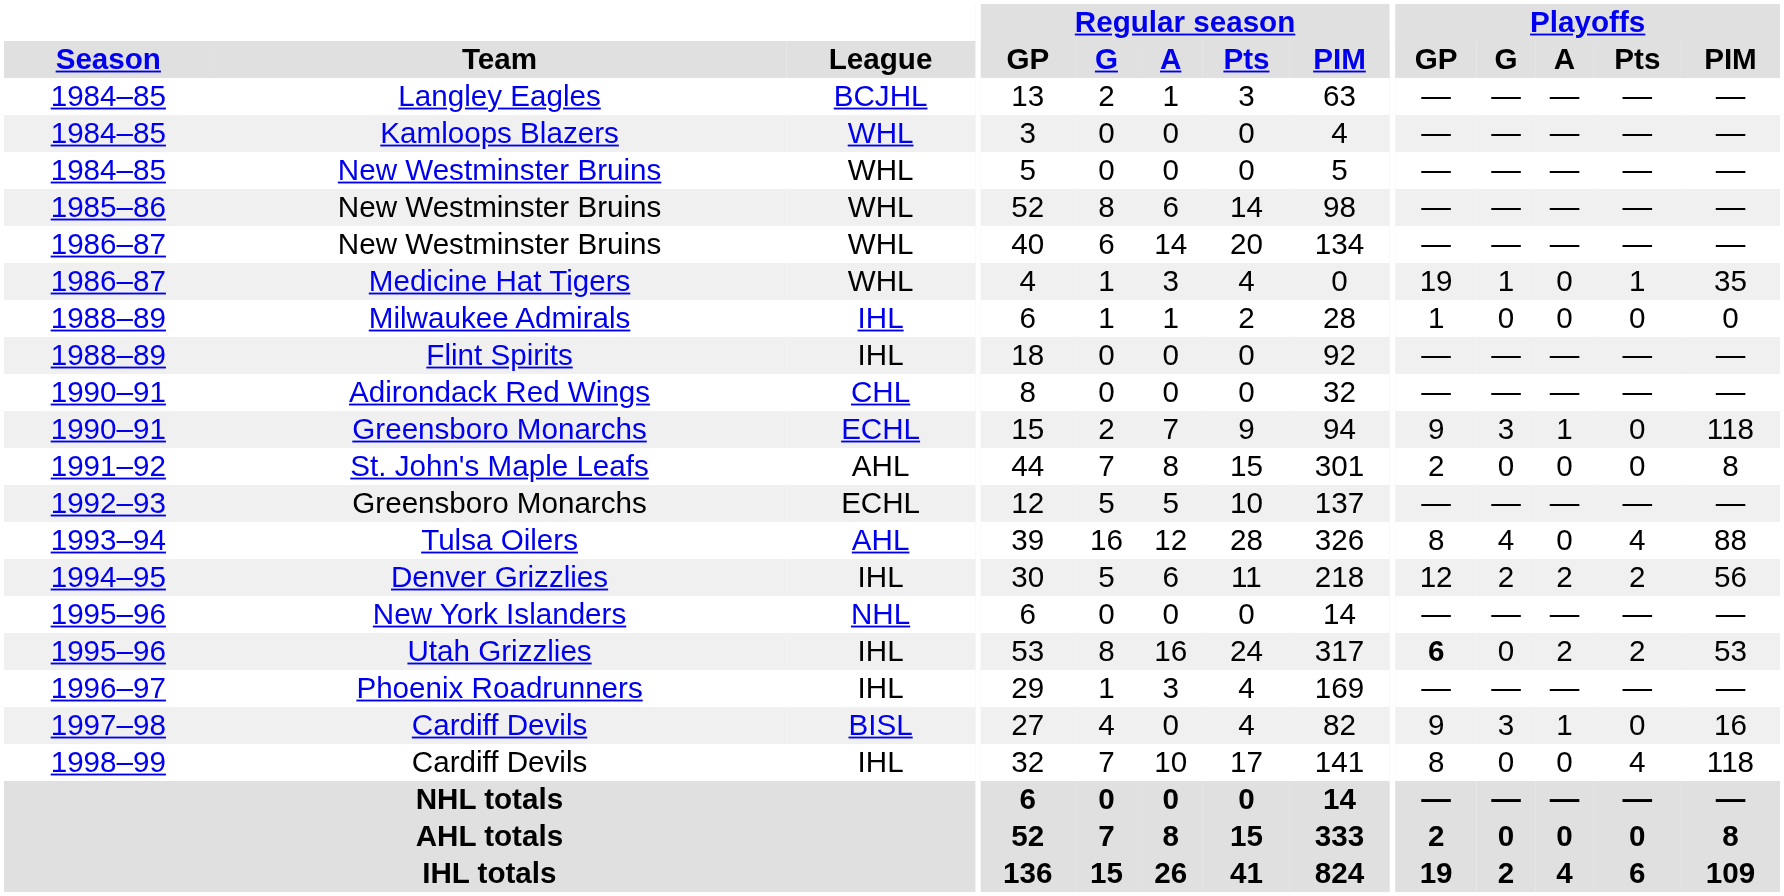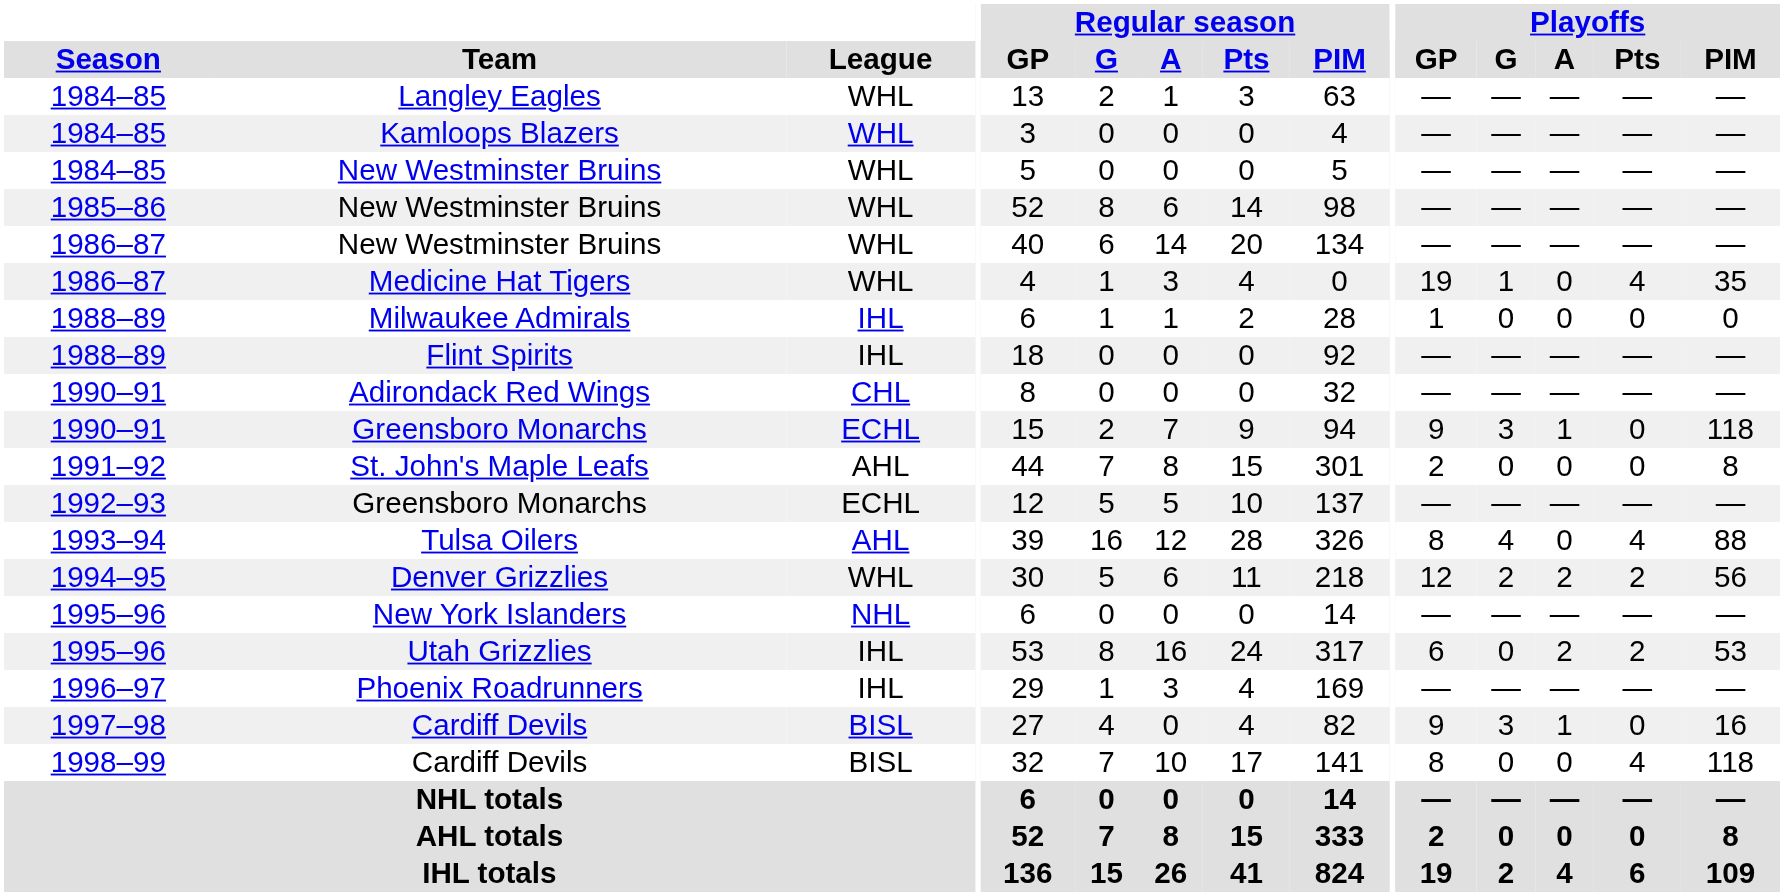(881, 96) BCJHL -> (881, 96) WHL
(1637, 281) 1 -> (1637, 281) 4
(881, 577) IHL -> (881, 577) WHL
(1436, 651) bold -> (1436, 651) normal
(881, 762) IHL -> (881, 762) BISL
